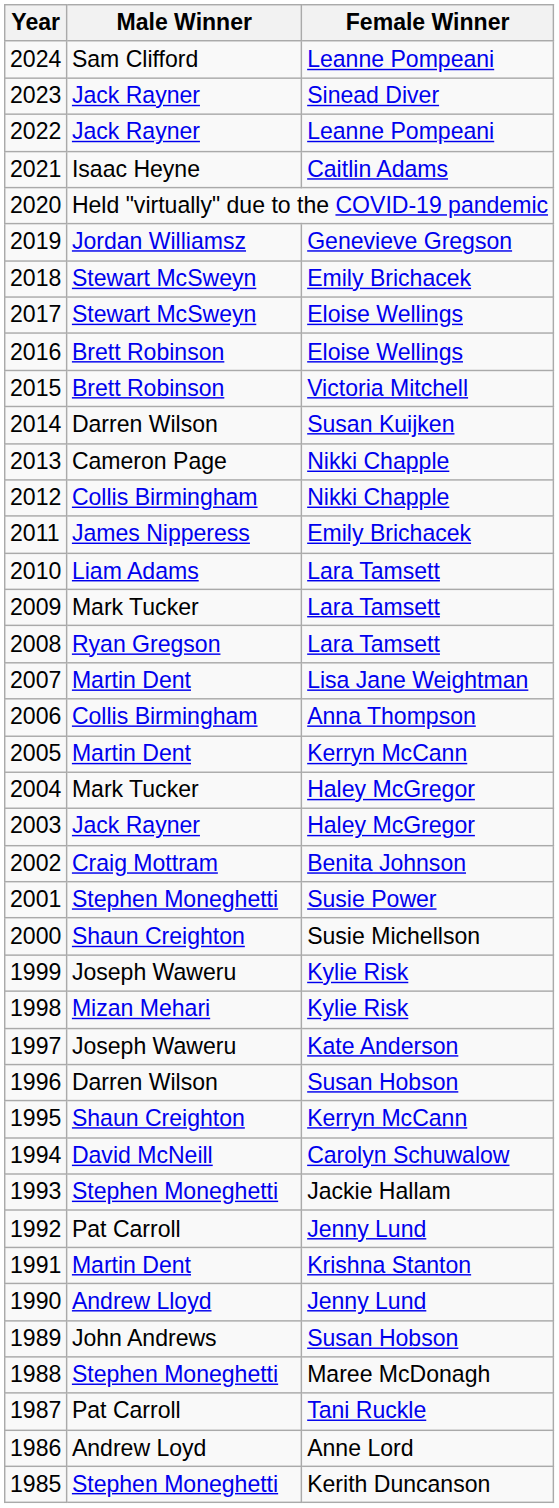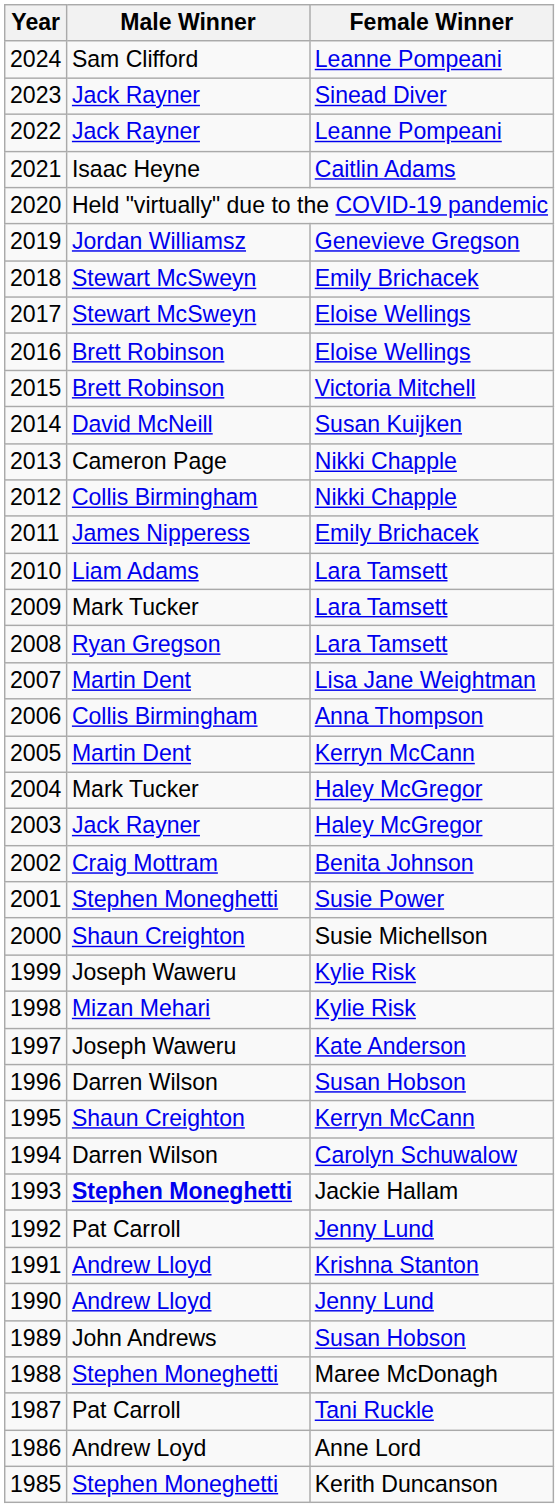(145, 424) Darren Wilson -> (142, 424) David McNeill
(142, 1155) David McNeill -> (145, 1155) Darren Wilson
(175, 1192) normal -> (182, 1192) bold
(131, 1265) Martin Dent -> (142, 1265) Andrew Lloyd
